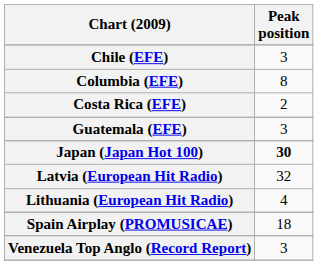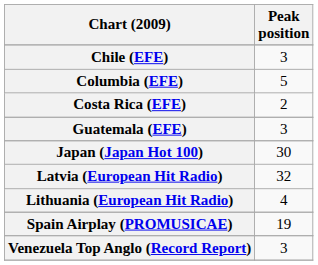(284, 81) 8 -> (284, 81) 5
(284, 152) bold -> (284, 152) normal
(284, 224) 18 -> (284, 224) 19
